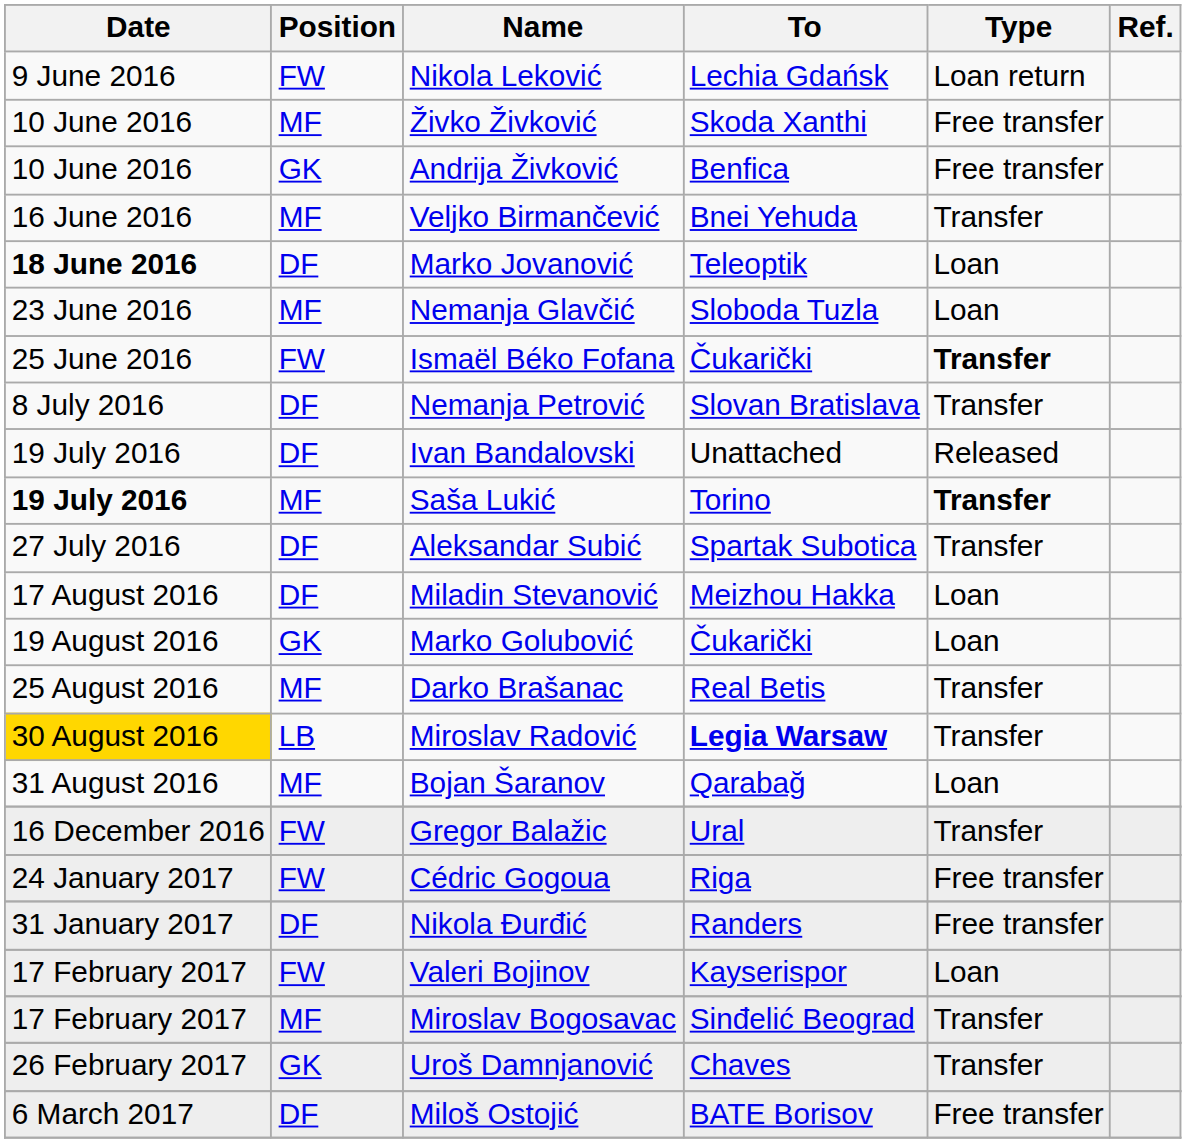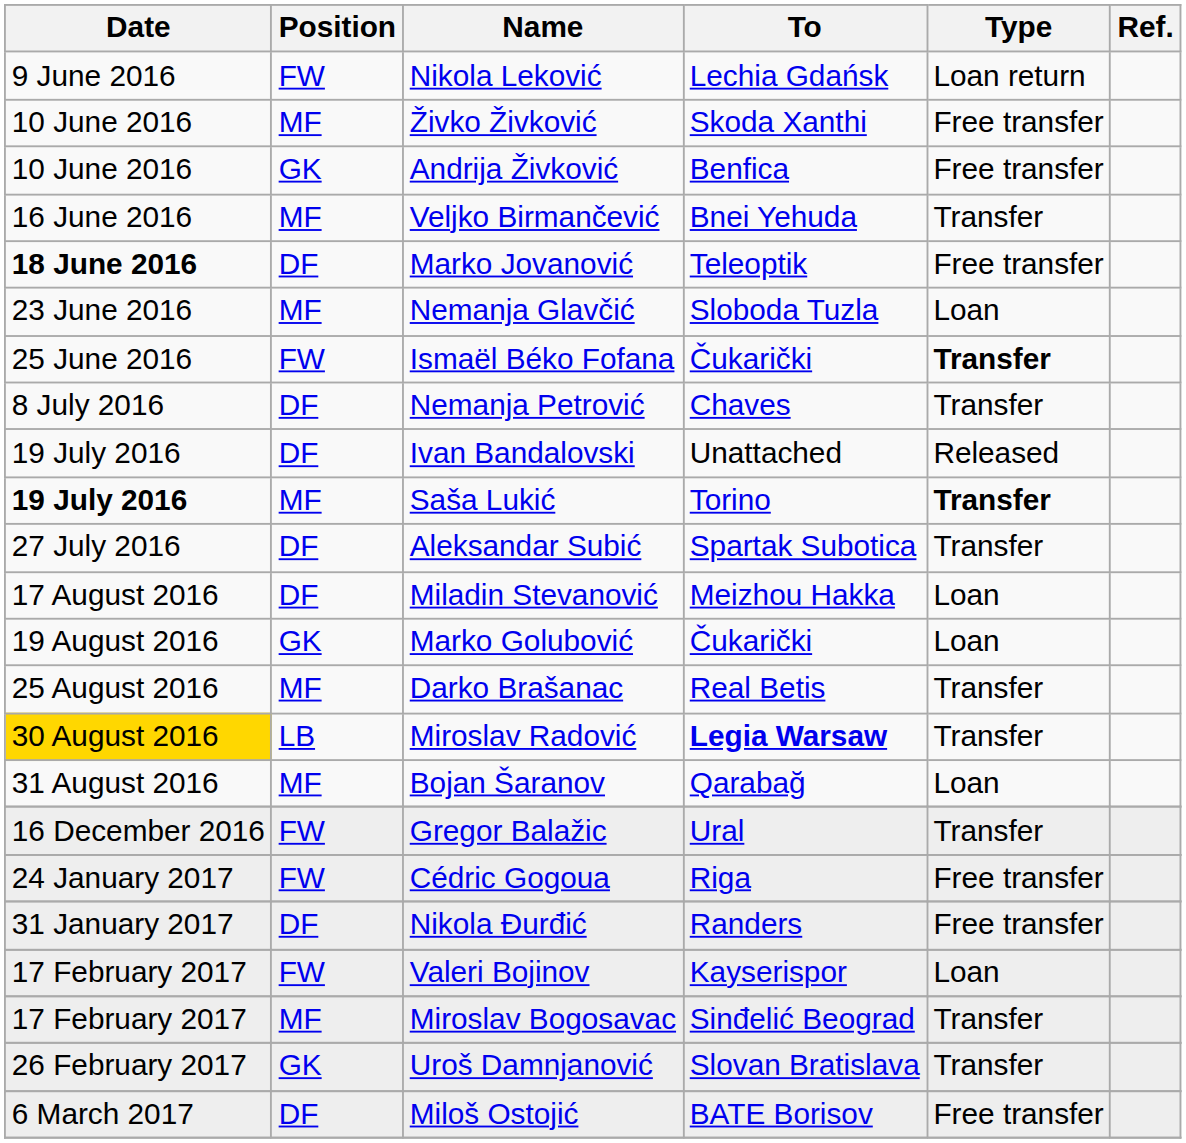(967, 264) Loan -> (1019, 264) Free transfer
(805, 405) Slovan Bratislava -> (740, 405) Chaves
(740, 1066) Chaves -> (805, 1066) Slovan Bratislava
